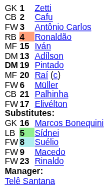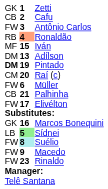(11, 75) MF -> (11, 75) CM
